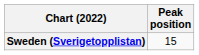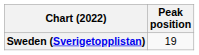(171, 41) 15 -> (171, 41) 19
